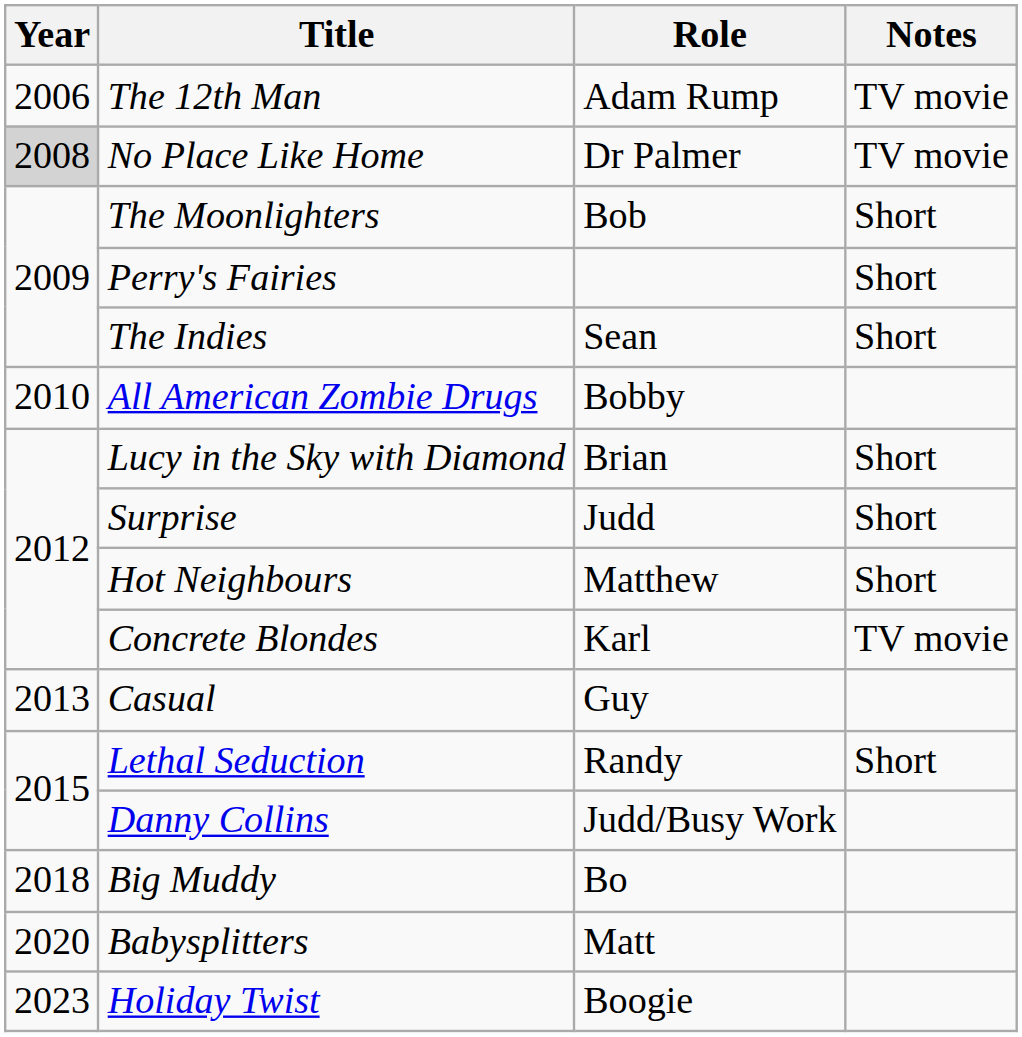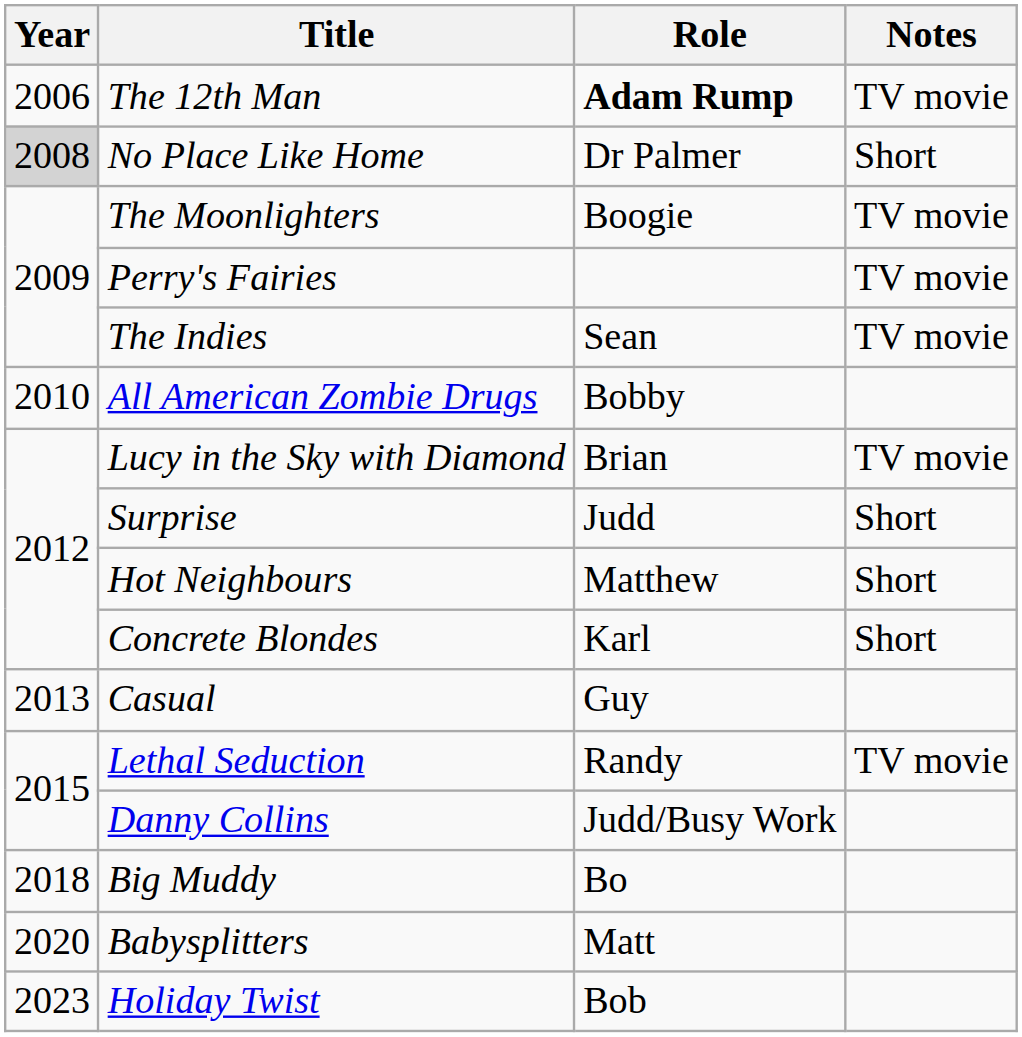(681, 95) normal -> (688, 95) bold
(931, 155) TV movie -> (895, 155) Short
(615, 215) Bob -> (638, 215) Boogie
(895, 215) Short -> (931, 215) TV movie
(895, 276) Short -> (931, 276) TV movie
(895, 336) Short -> (931, 336) TV movie
(895, 457) Short -> (931, 457) TV movie
(931, 638) TV movie -> (895, 638) Short
(895, 759) Short -> (931, 759) TV movie
(638, 1000) Boogie -> (615, 1000) Bob
